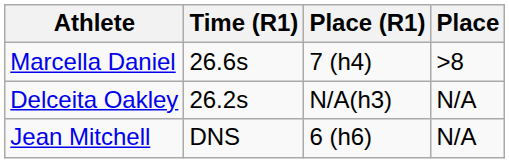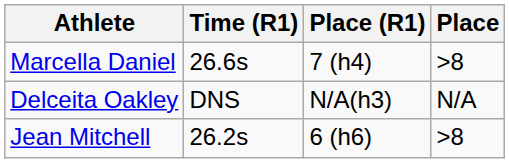(219, 99) 26.2s -> (215, 99) DNS
(215, 137) DNS -> (219, 137) 26.2s
(457, 137) N/A -> (450, 137) >8
